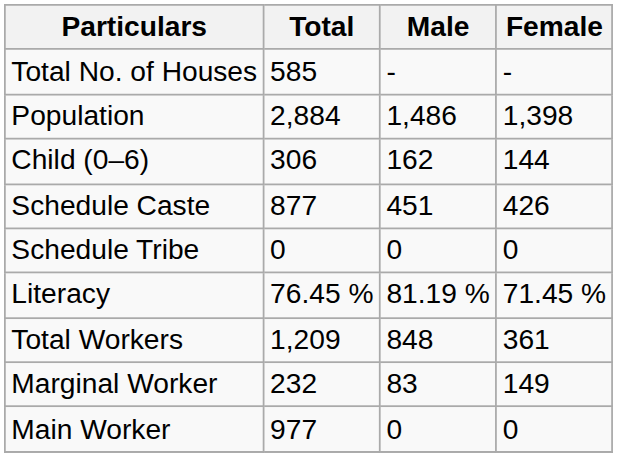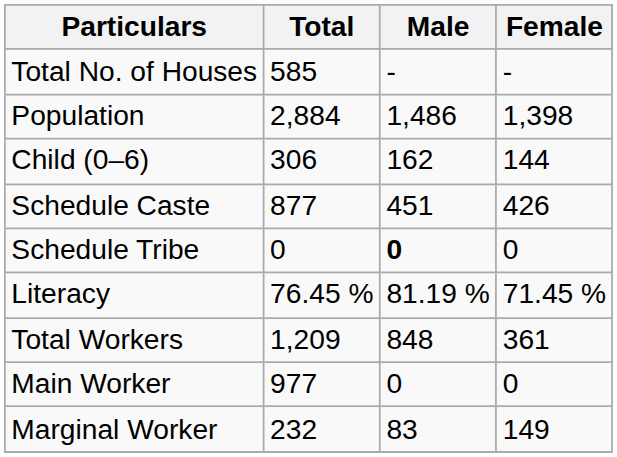(394, 250) normal -> (394, 250) bold
rows swapped: (91, 428) <-> (114, 384)
